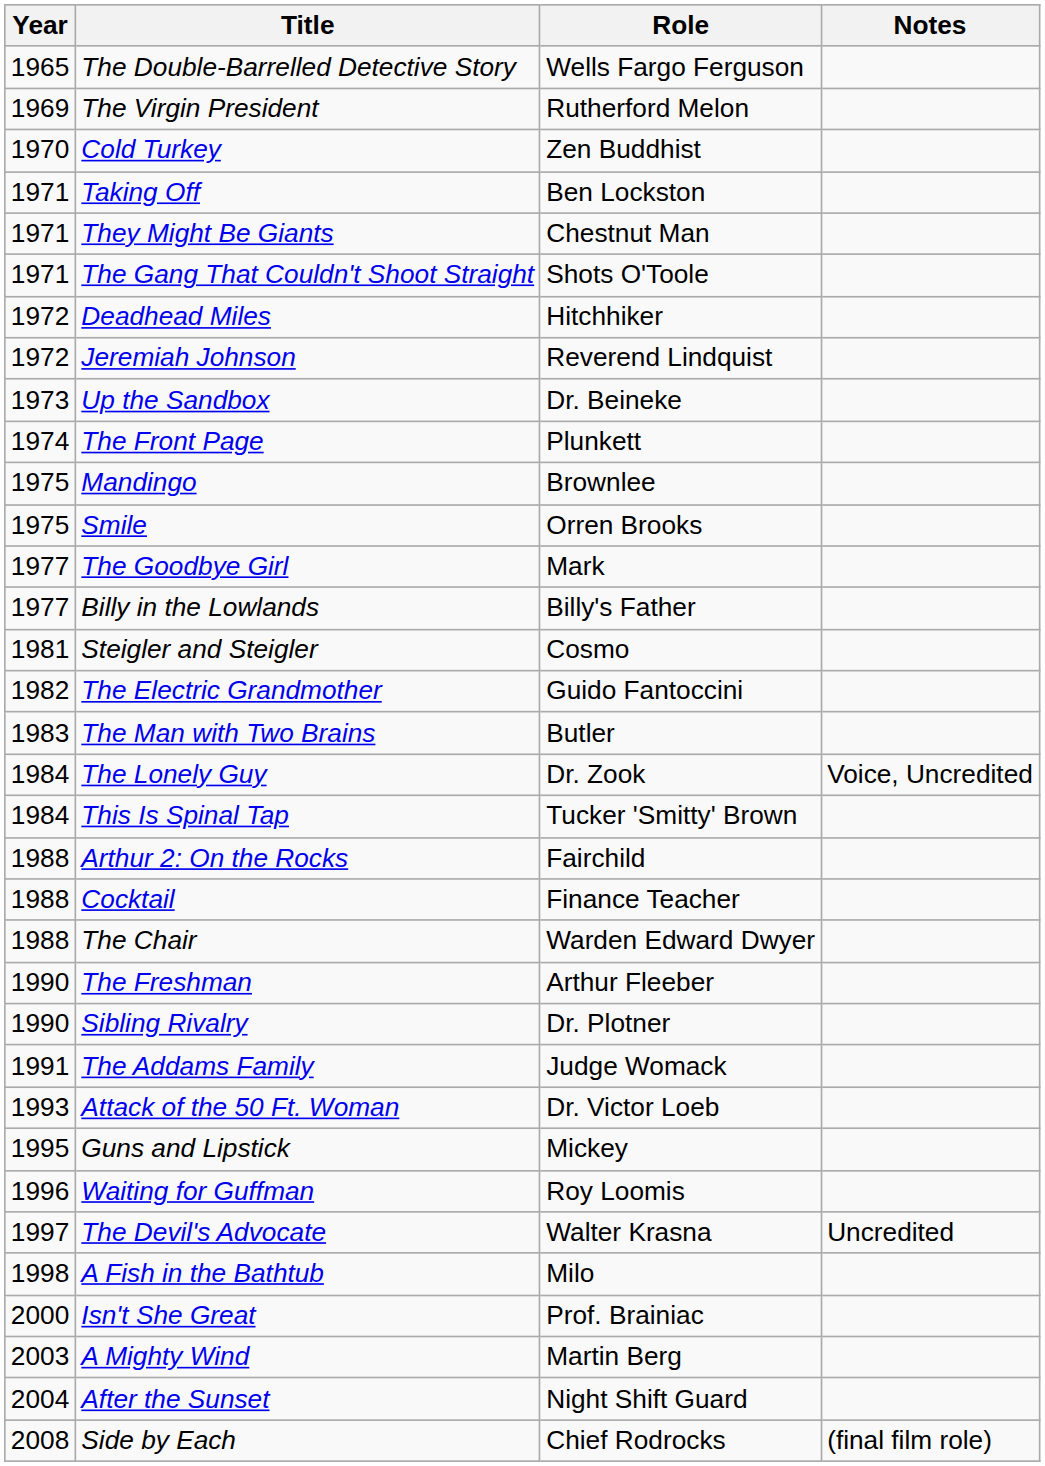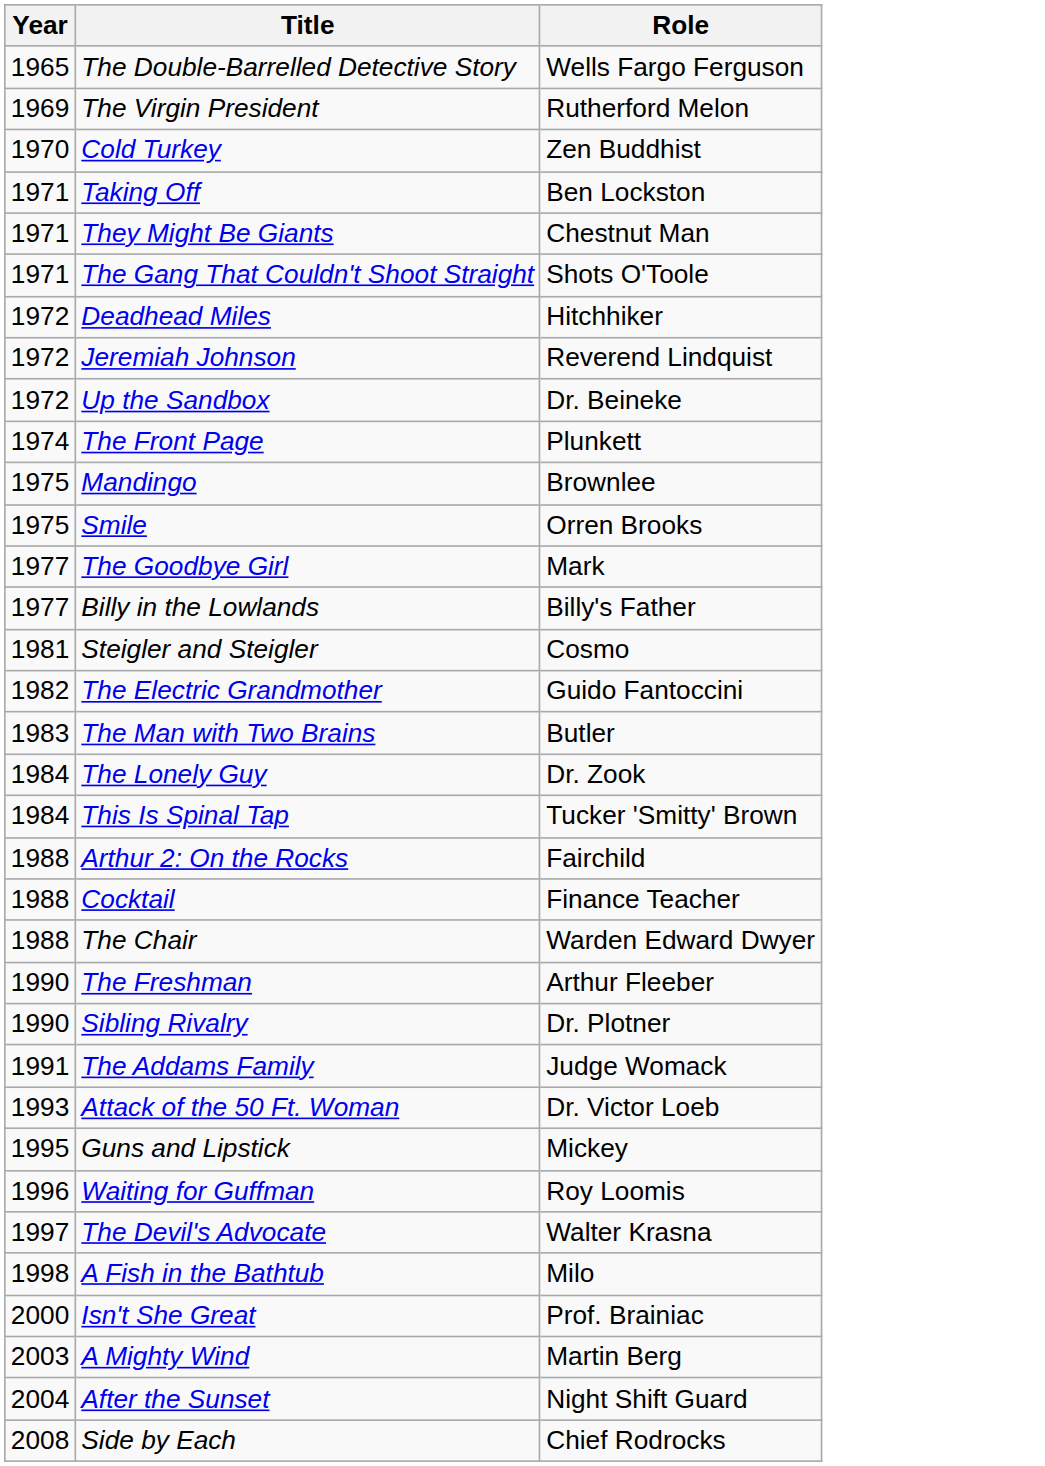- column: (930, 25)
(40, 399) 1973 -> (40, 399) 1972
